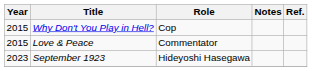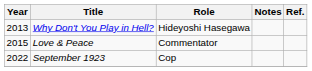(17, 27) 2015 -> (17, 27) 2013
(167, 27) Cop -> (204, 27) Hideyoshi Hasegawa
(17, 58) 2023 -> (17, 58) 2022
(204, 58) Hideyoshi Hasegawa -> (167, 58) Cop
